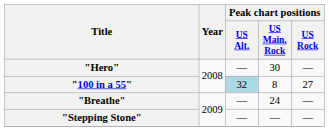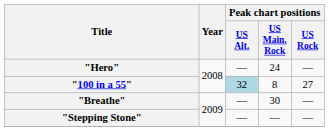(275, 67) 30 -> (275, 67) 24
(275, 101) 24 -> (275, 101) 30
